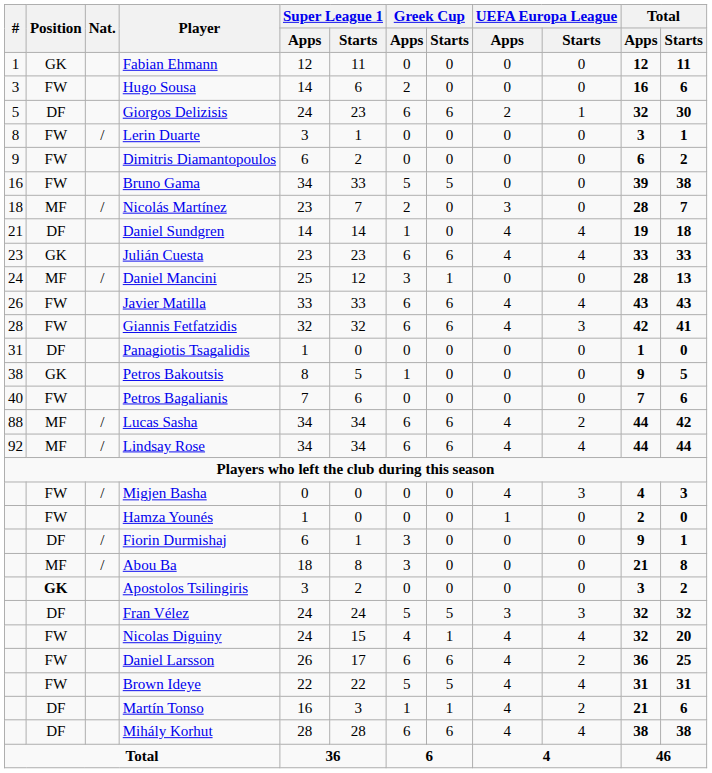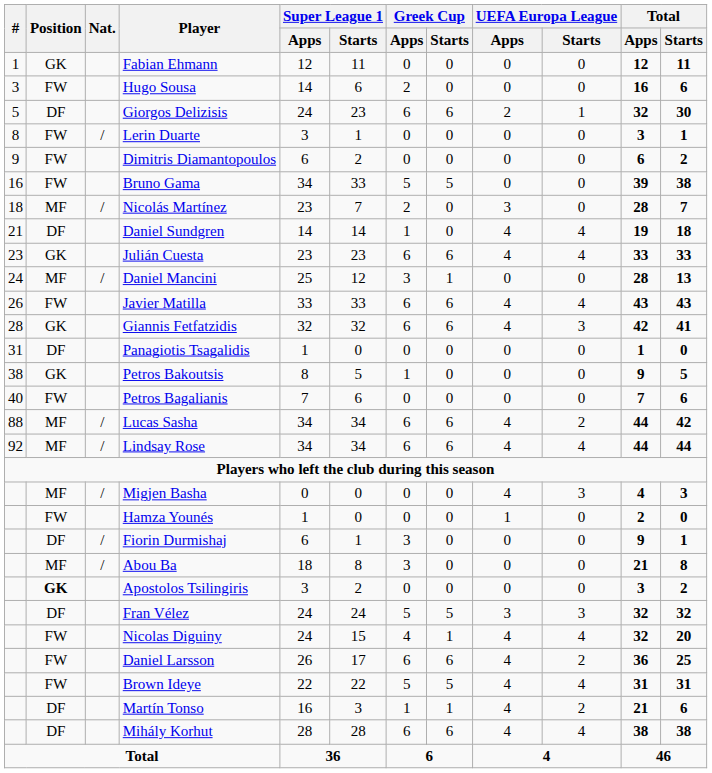(56, 326) FW -> (56, 326) GK
(56, 493) FW -> (56, 493) MF
